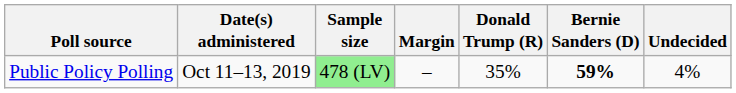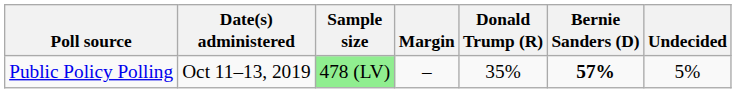(596, 71) 59% -> (596, 71) 57%
(687, 71) 4% -> (687, 71) 5%
